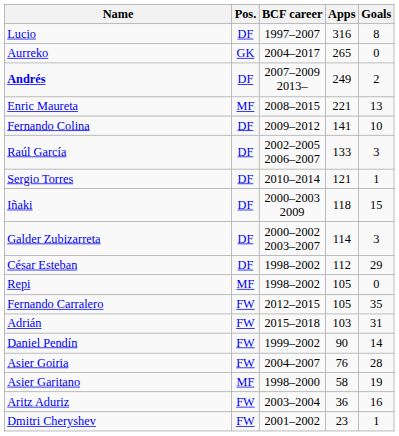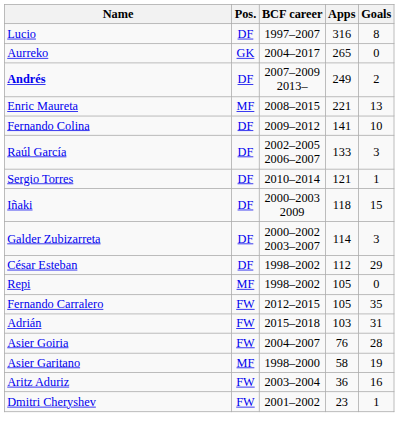- row: (42, 343)
